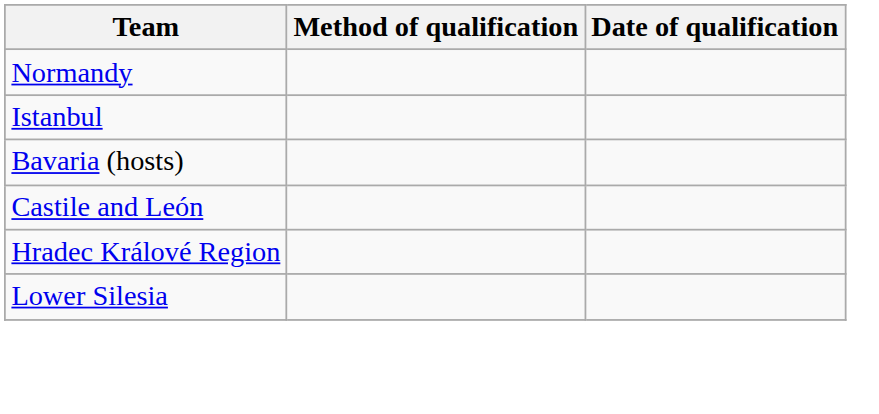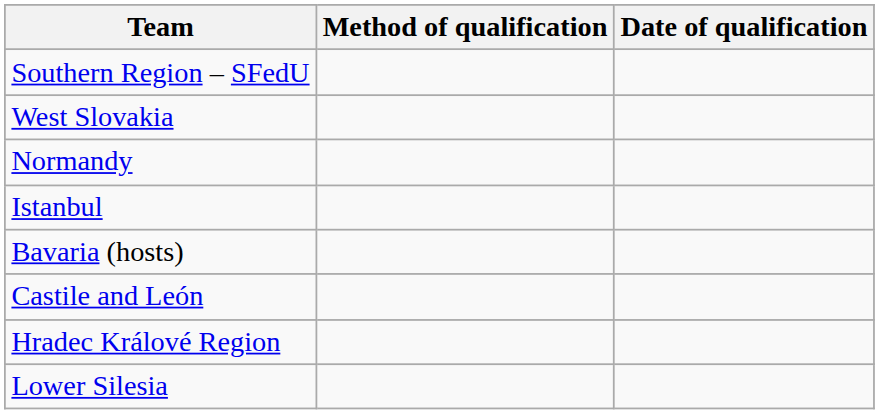+ row: (160, 71)
+ row: (92, 116)
